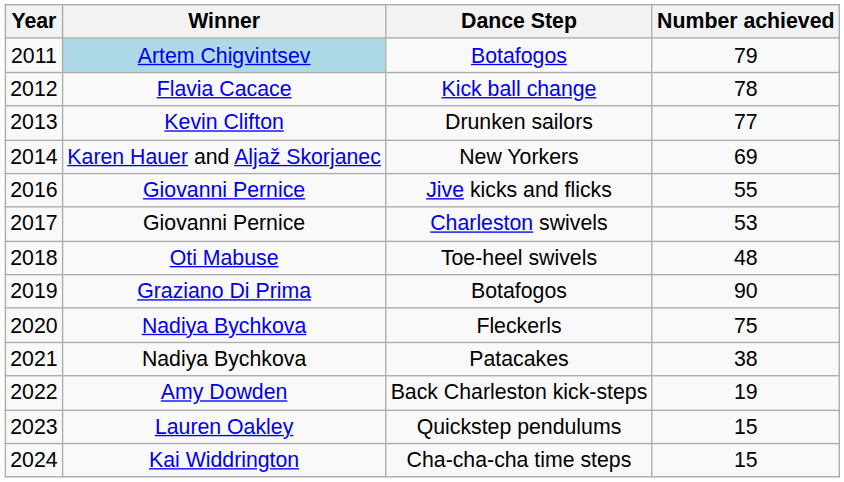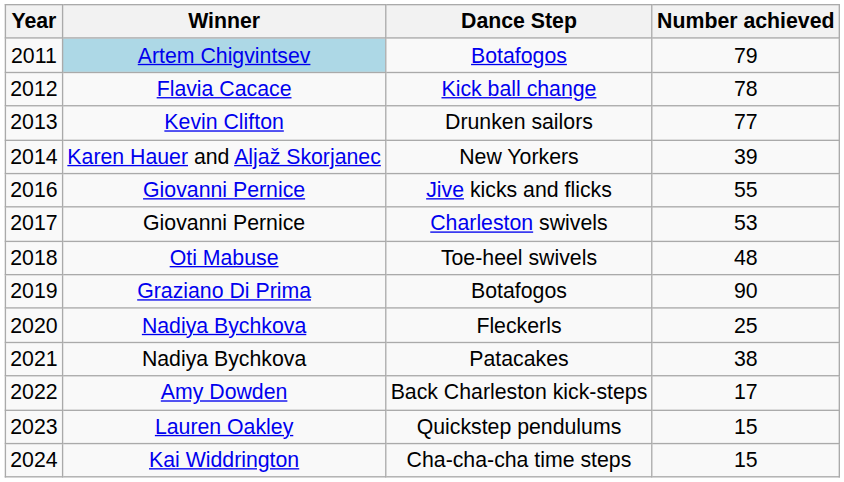(746, 156) 69 -> (746, 156) 39
(746, 325) 75 -> (746, 325) 25
(746, 392) 19 -> (746, 392) 17
